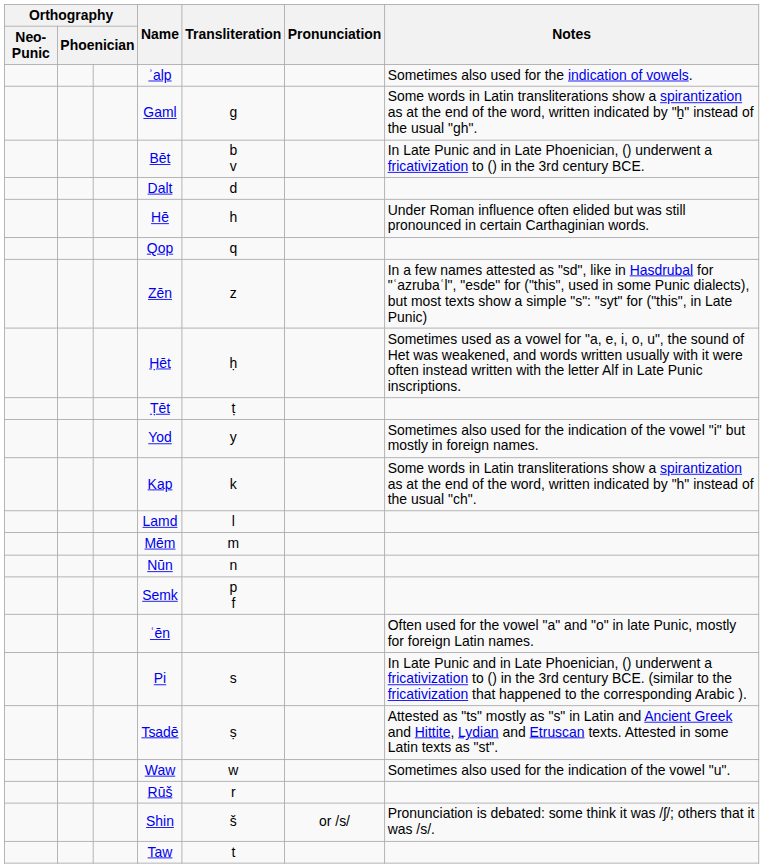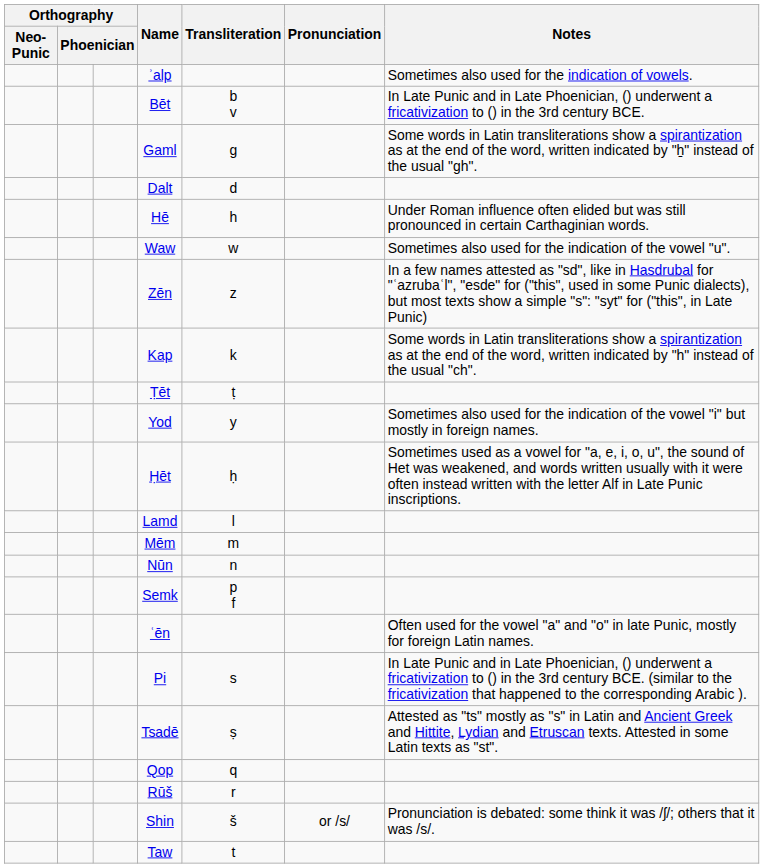rows swapped: (160, 158) <-> (160, 113)
rows swapped: (160, 770) <-> (160, 248)
rows swapped: (160, 362) <-> (160, 484)
